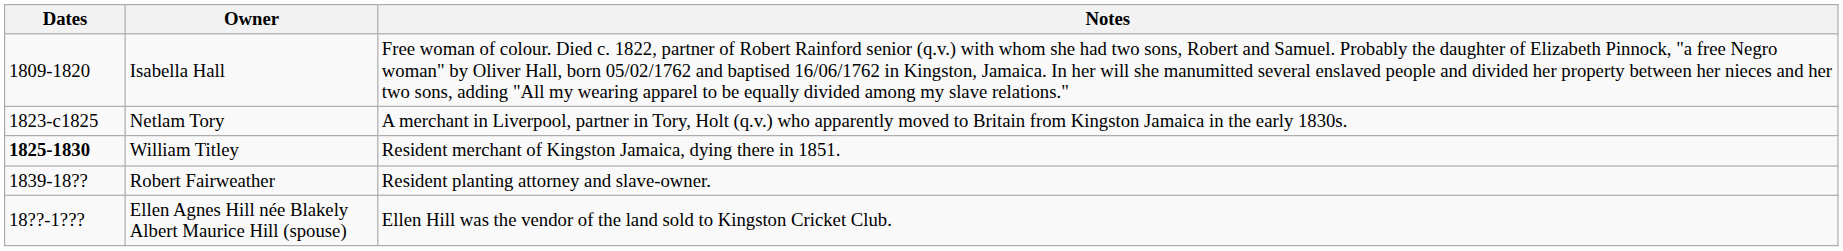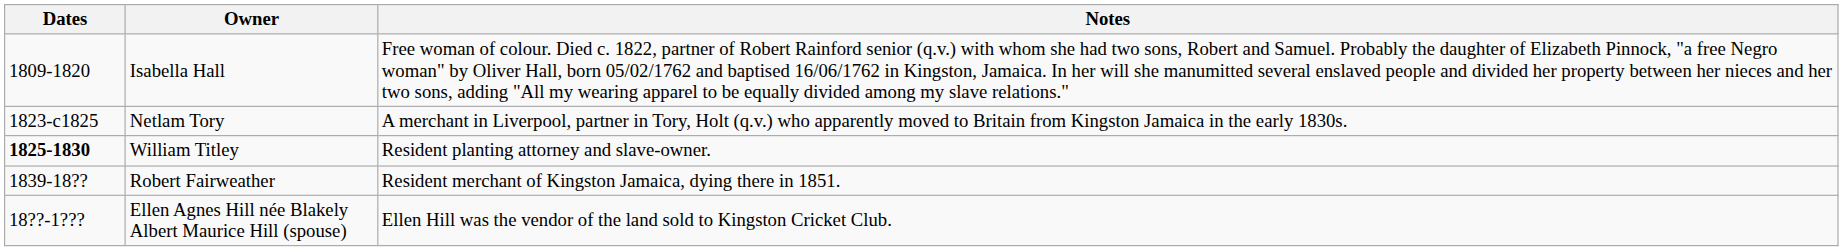(611, 150) Resident merchant of Kingston Jamaica, dying there in 1851. -> (546, 150) Resident planting attorney and slave-owner.
(546, 180) Resident planting attorney and slave-owner. -> (611, 180) Resident merchant of Kingston Jamaica, dying there in 1851.
